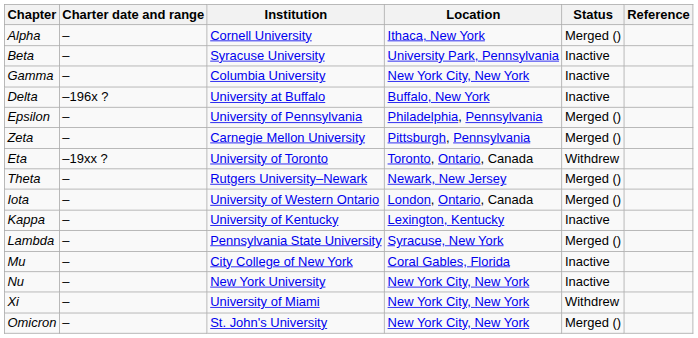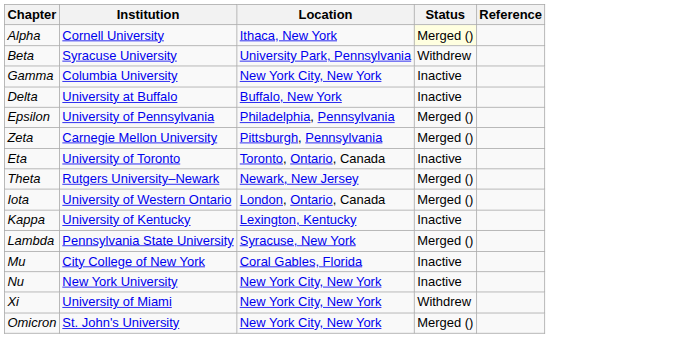- column: (133, 14)
(593, 35) no background -> (445, 35) lightyellow background
(587, 55) Inactive -> (444, 55) Withdrew
(592, 158) Withdrew -> (439, 158) Inactive
